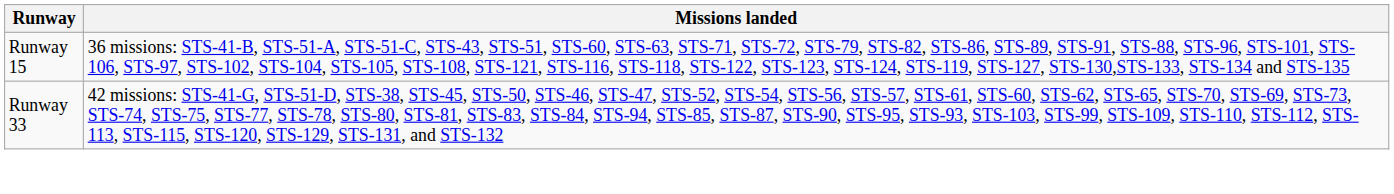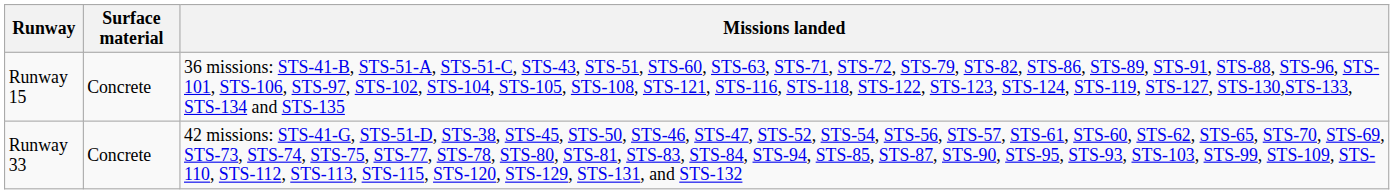+ column: (131, 28)
